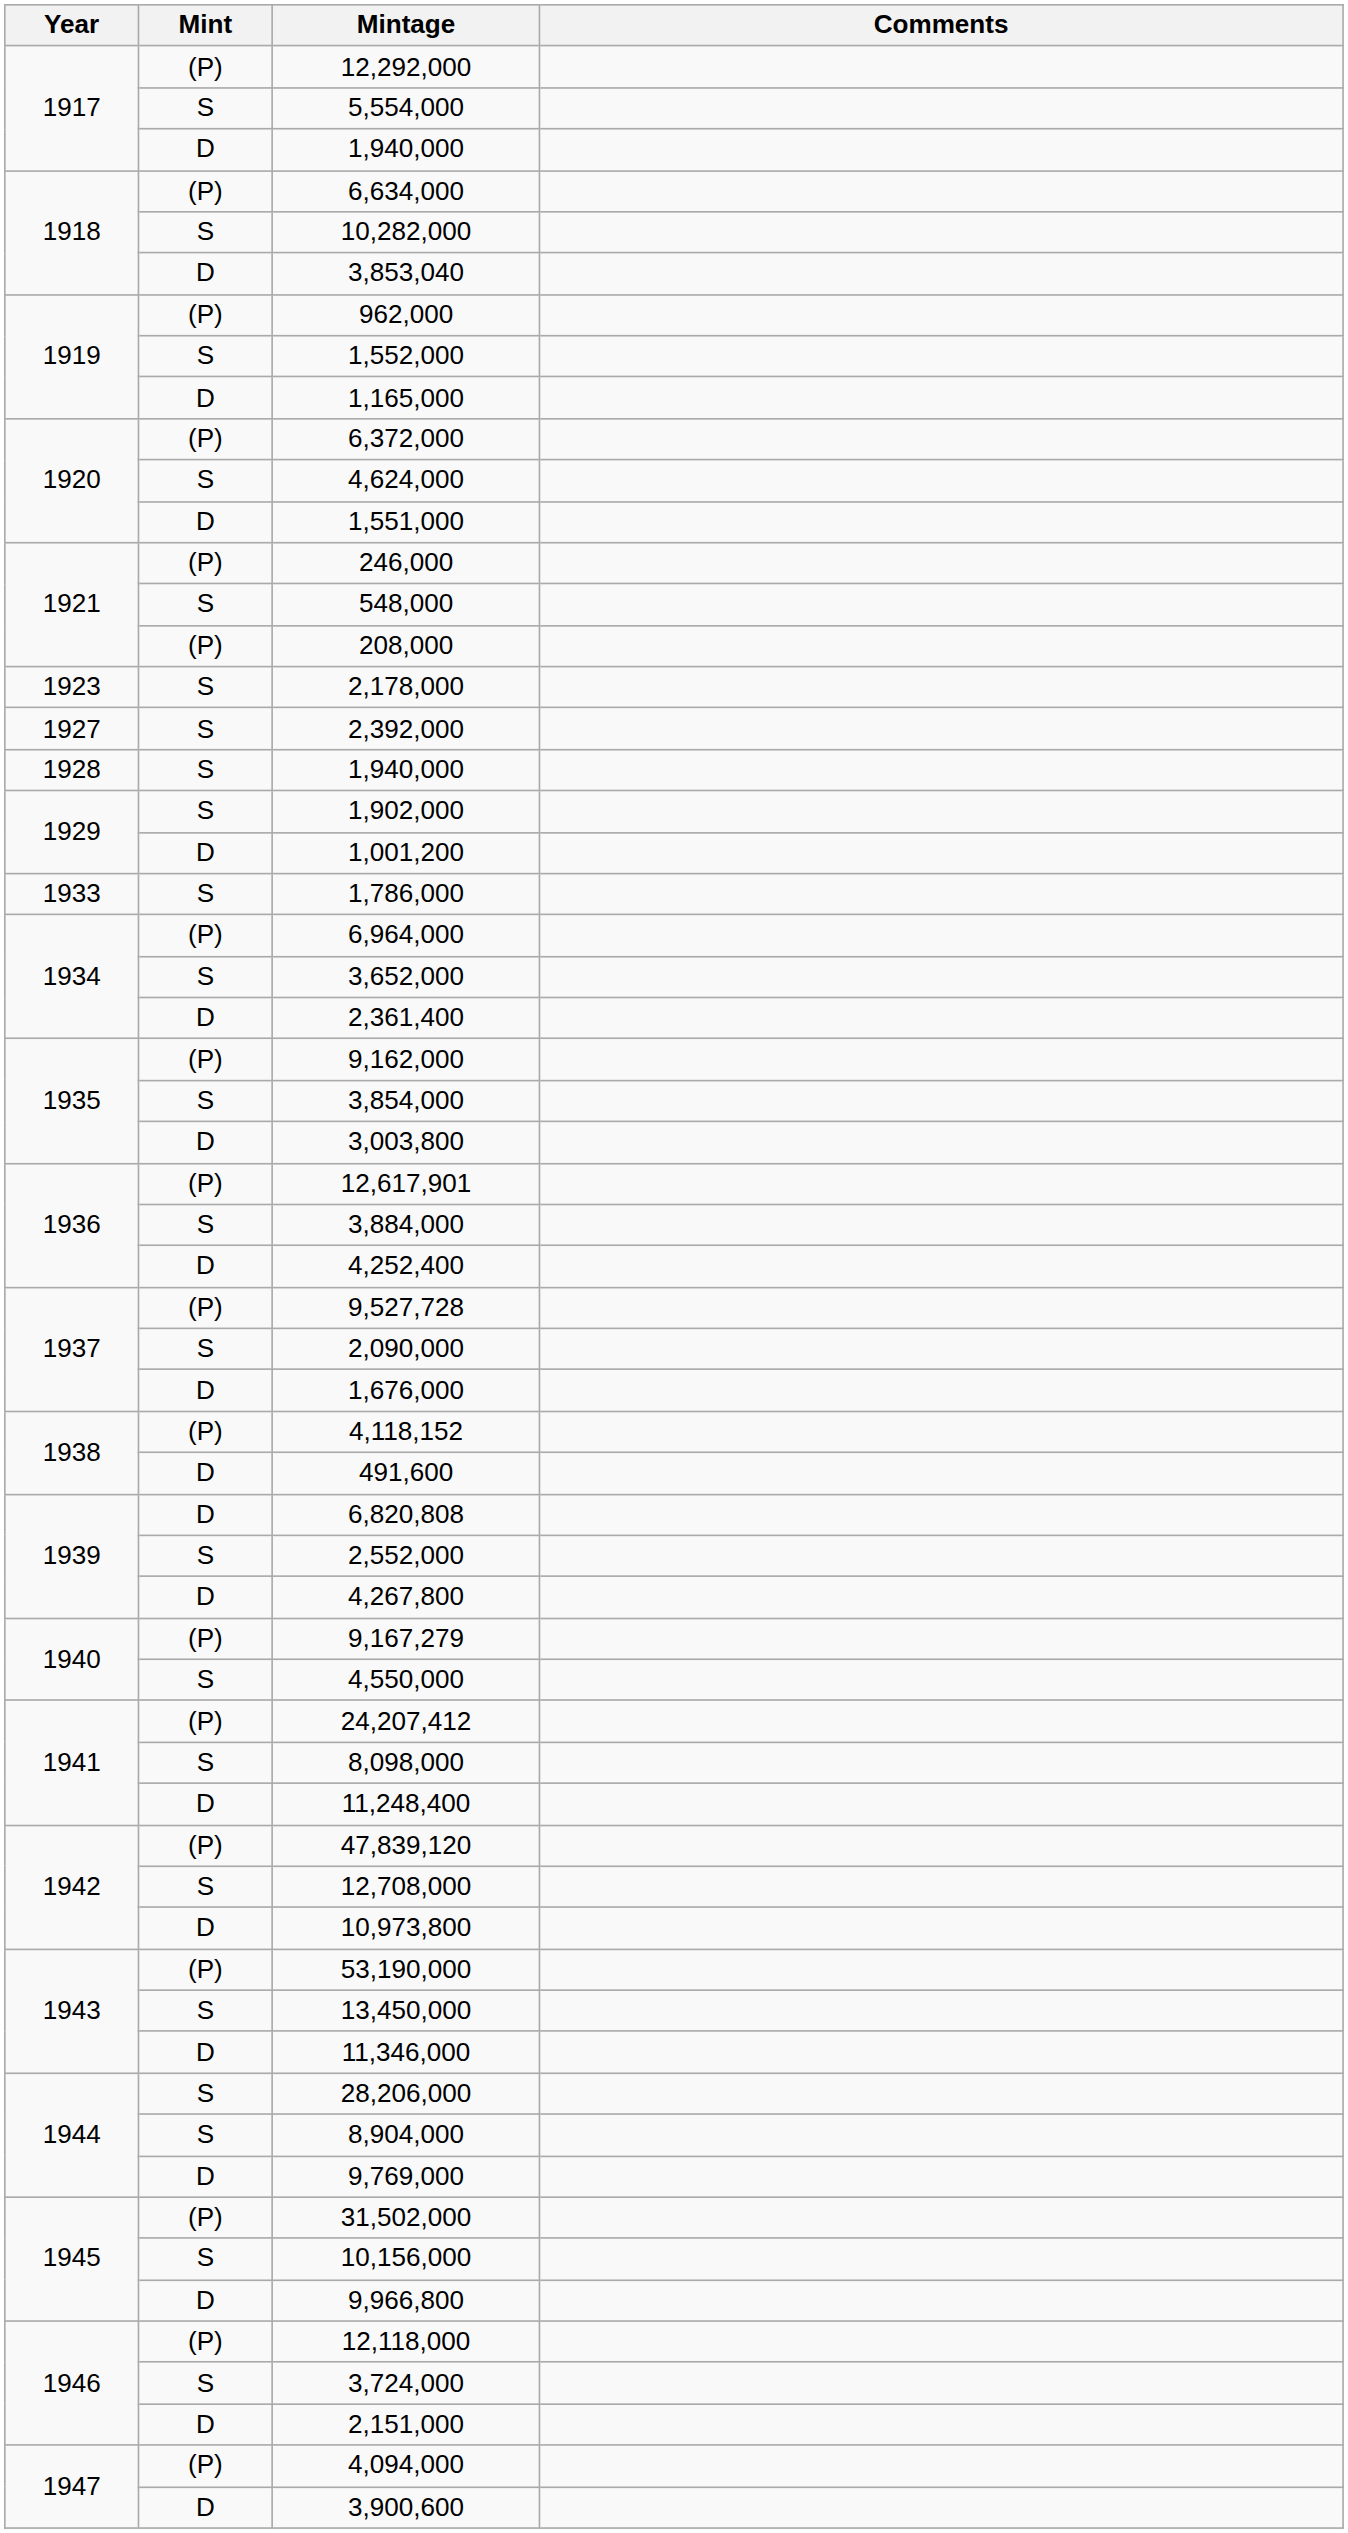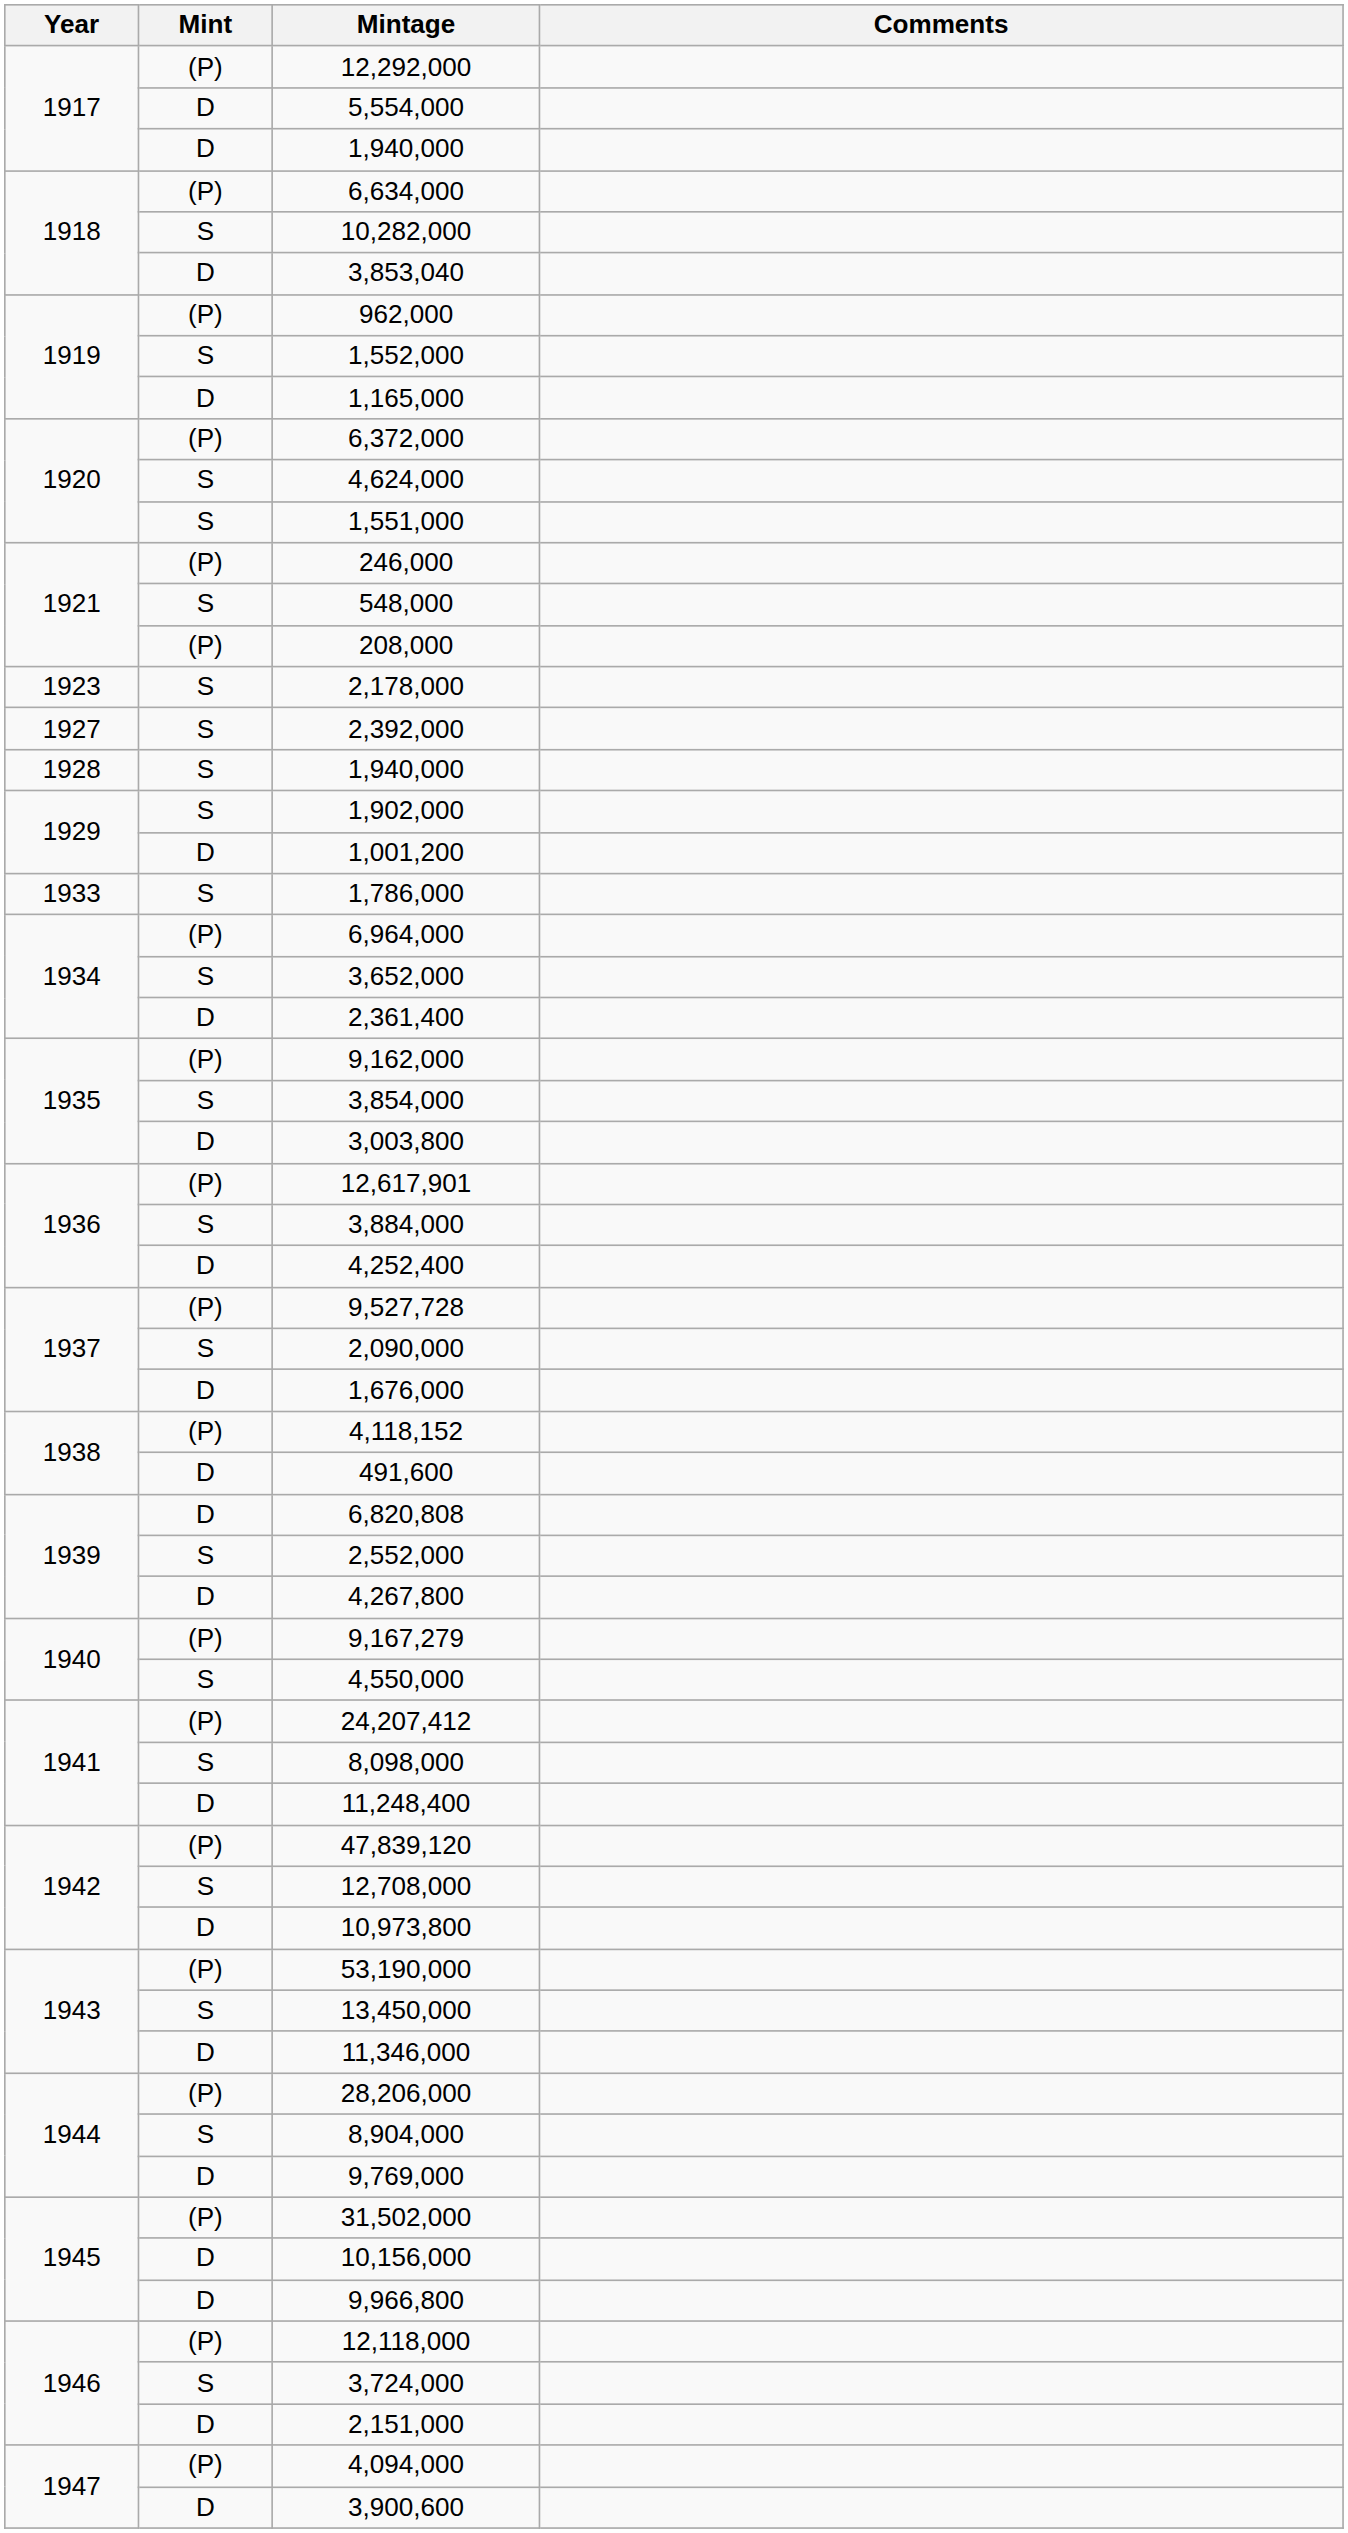(205, 107) S -> (205, 107) D
(205, 521) D -> (205, 521) S
(205, 2093) S -> (205, 2093) (P)
(205, 2258) S -> (205, 2258) D
